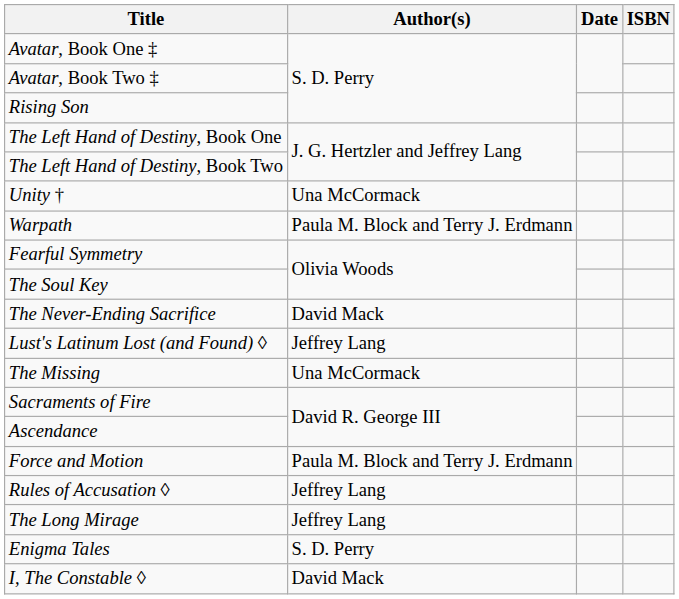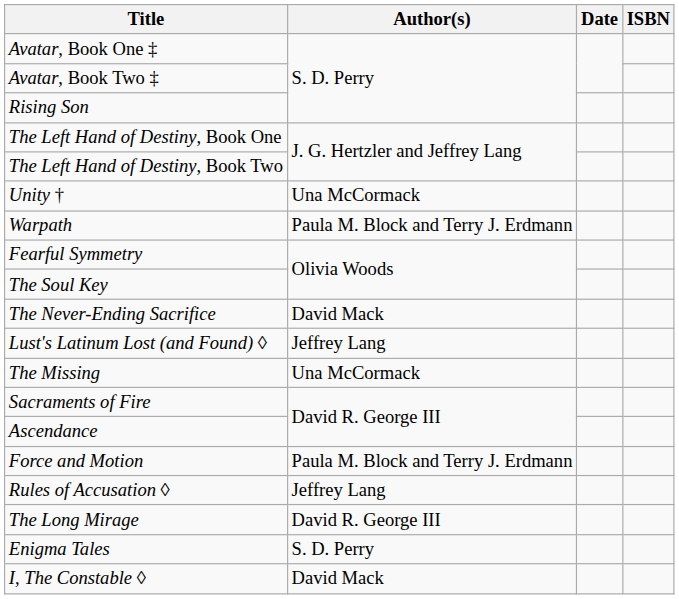(339, 519) Jeffrey Lang -> (366, 519) David R. George III
